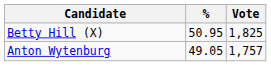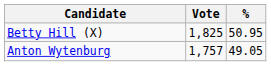columns swapped: (246, 14) <-> (206, 14)
